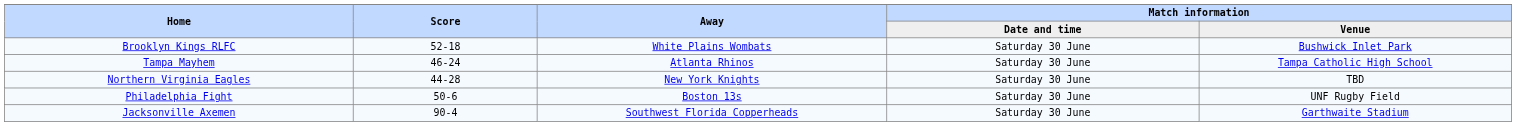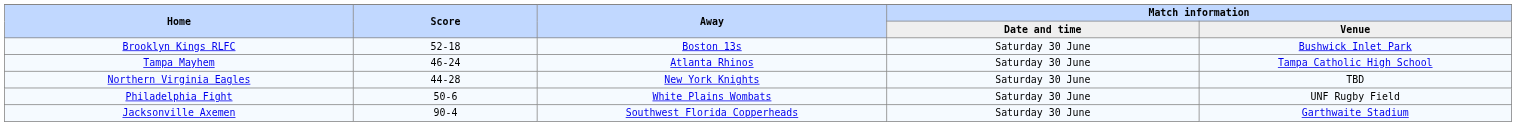(712, 46) White Plains Wombats -> (712, 46) Boston 13s
(712, 96) Boston 13s -> (712, 96) White Plains Wombats
